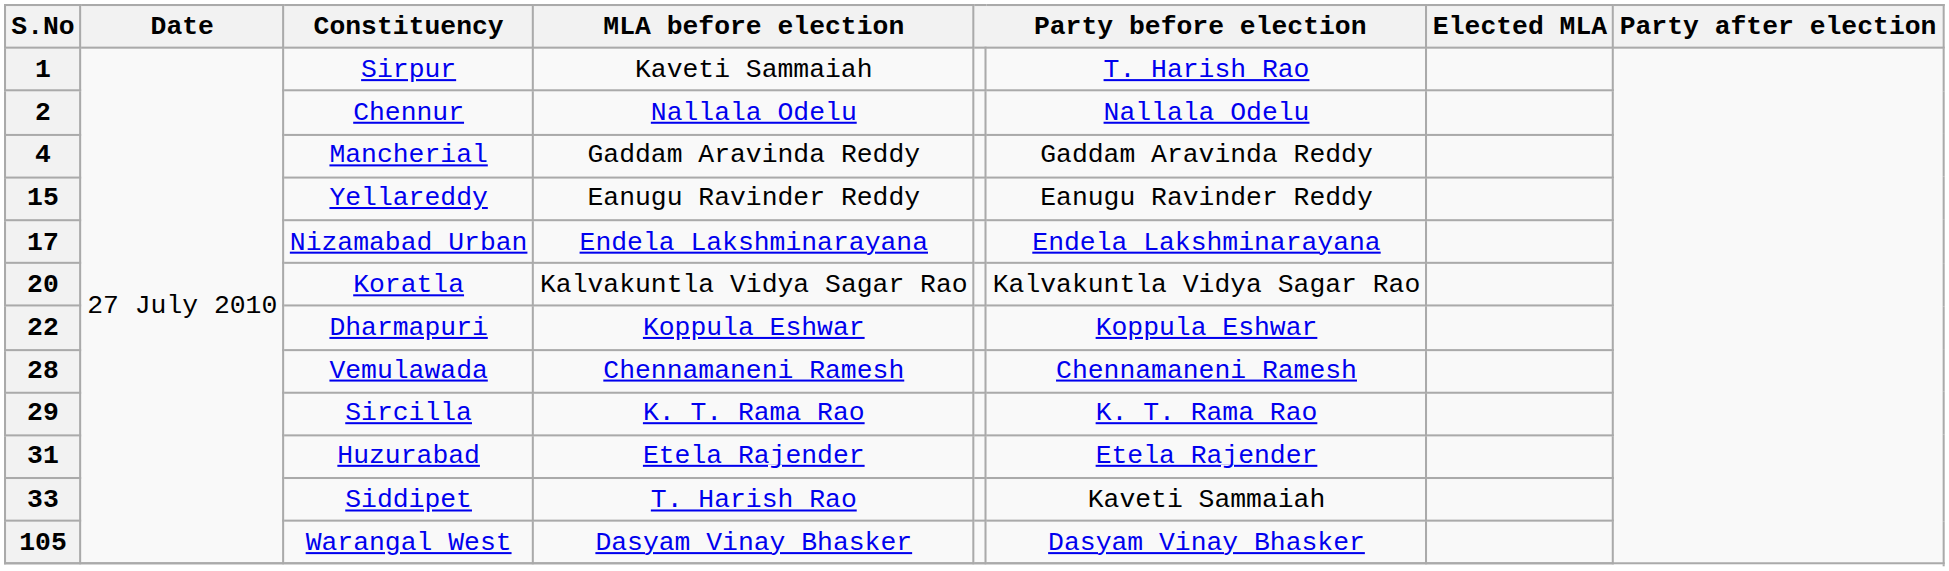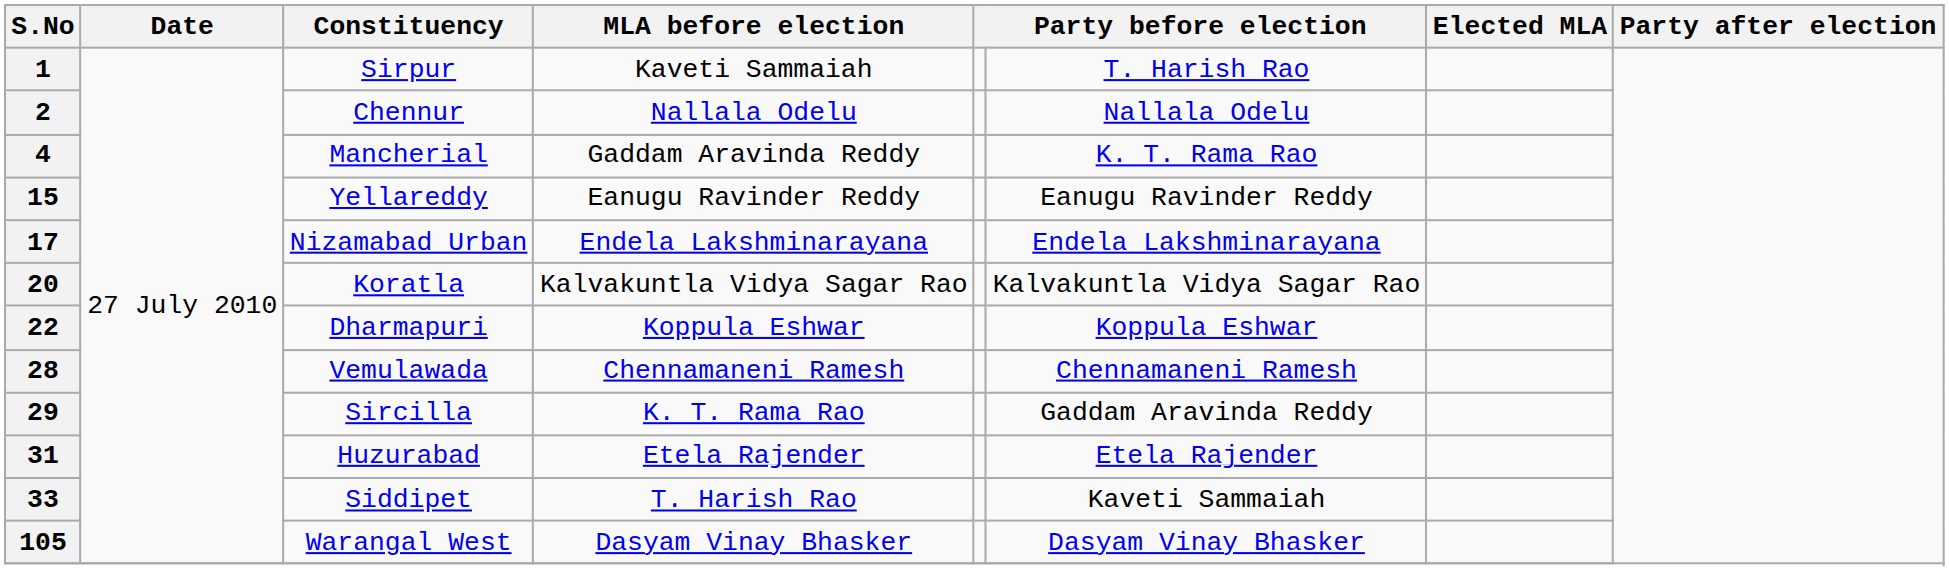(1207, 156) Gaddam Aravinda Reddy -> (1206, 156) K. T. Rama Rao
(1206, 414) K. T. Rama Rao -> (1207, 414) Gaddam Aravinda Reddy
